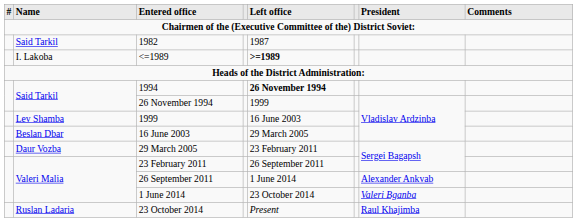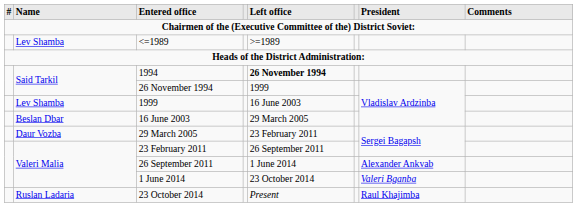- row: (148, 42)
(34, 57) I. Lakoba -> (40, 42) Lev Shamba
(265, 57) bold -> (265, 42) normal
